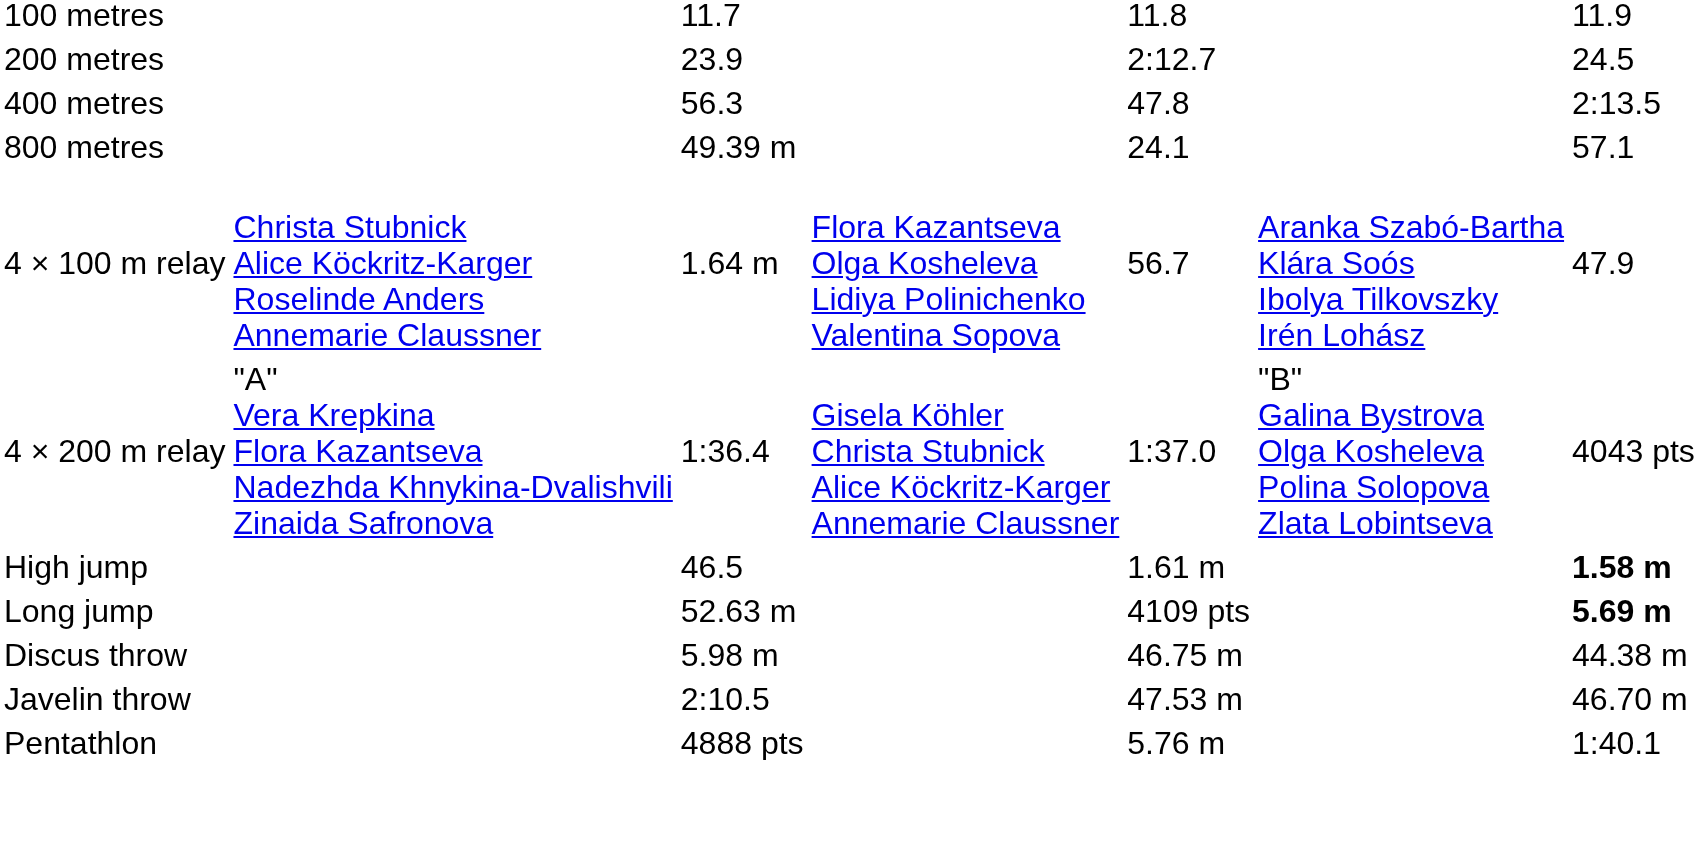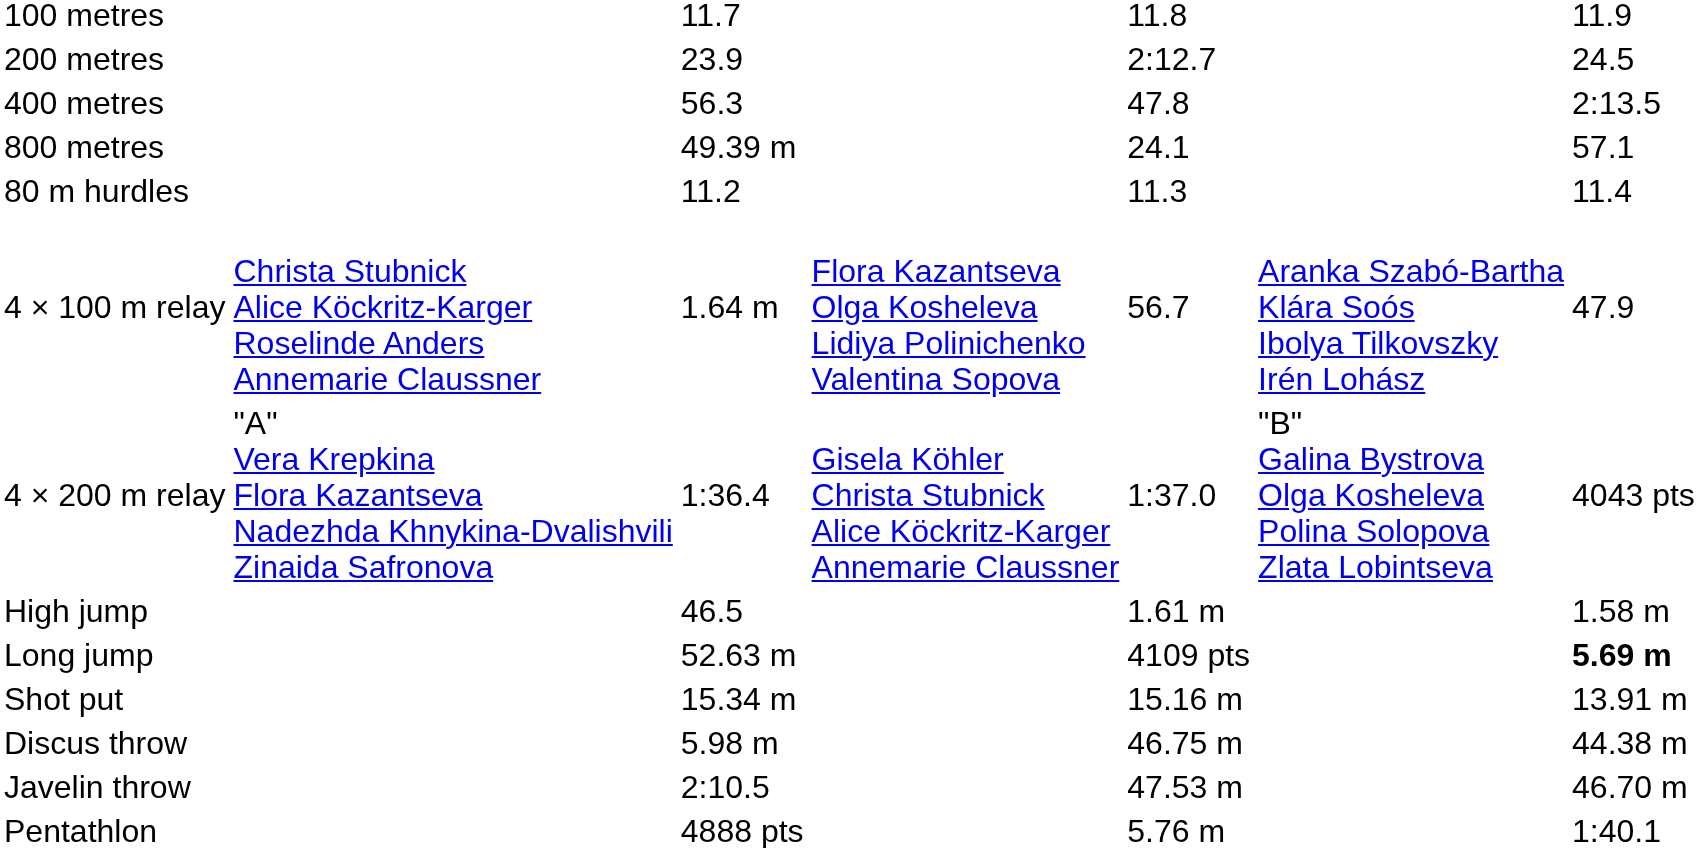+ row: (96, 191)
(1622, 567) bold -> (1621, 611) normal
+ row: (64, 699)
